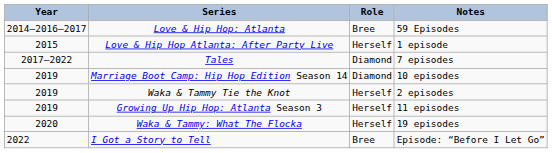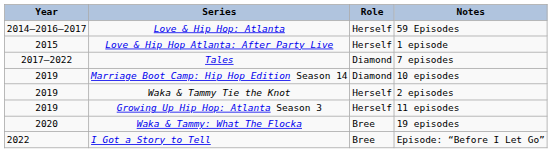(364, 28) Bree -> (372, 28) Herself
(372, 124) Herself -> (364, 124) Bree
